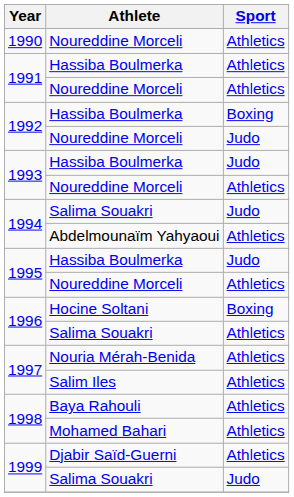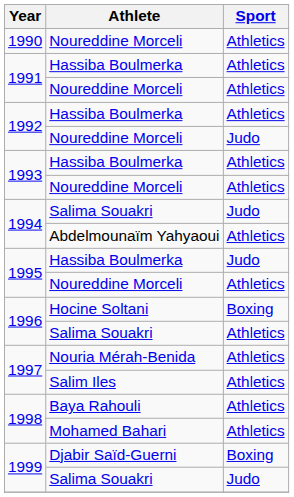(250, 114) Boxing -> (256, 114) Athletics
(243, 162) Judo -> (256, 162) Athletics
(256, 455) Athletics -> (250, 455) Boxing
